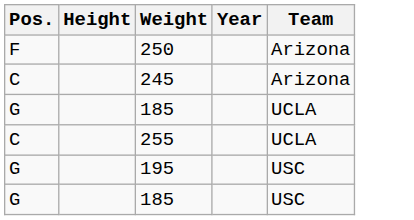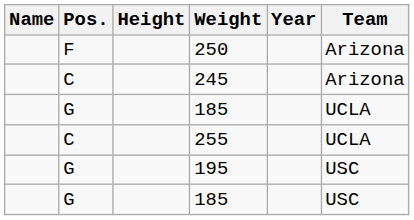+ column: (32, 20)
